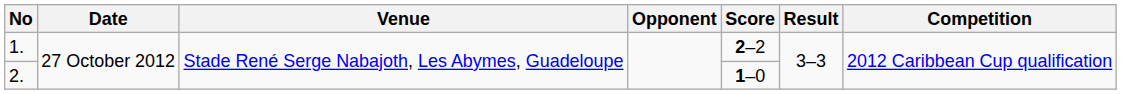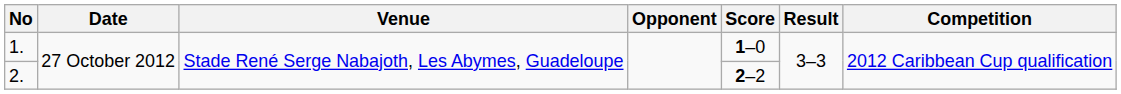(750, 47) 2–2 -> (750, 47) 1–0
(750, 75) 1–0 -> (750, 75) 2–2
